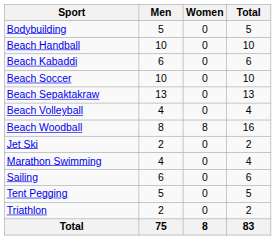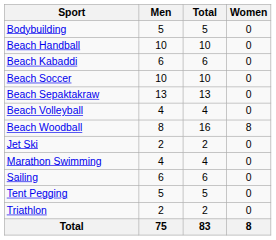columns swapped: (205, 12) <-> (249, 12)
